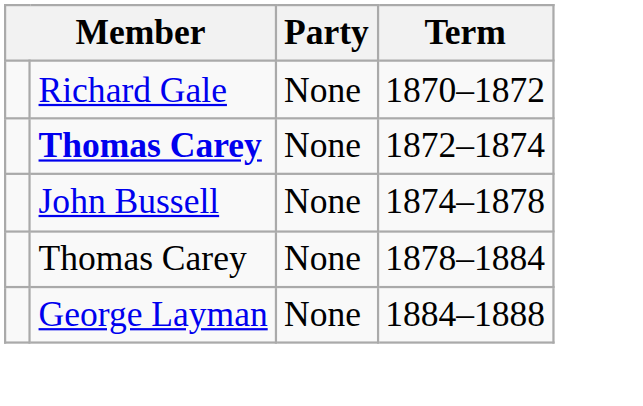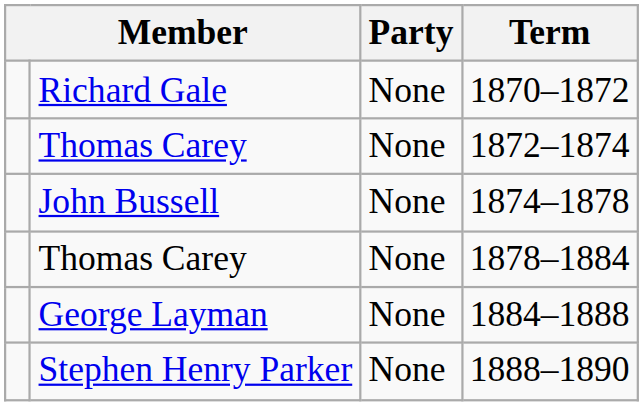(150, 145) bold -> (143, 145) normal
+ row: (550, 370)
